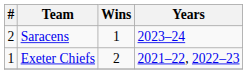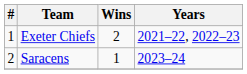rows swapped: (58, 58) <-> (45, 36)
